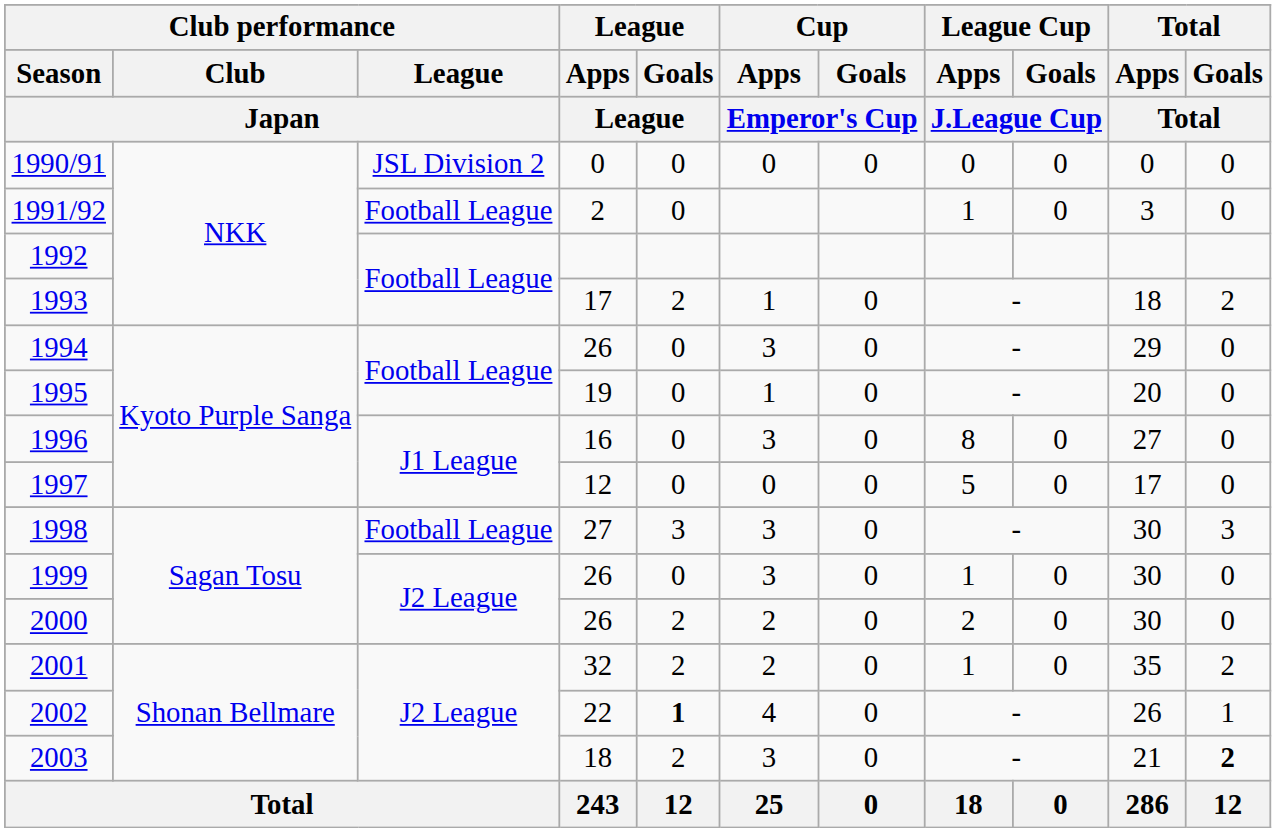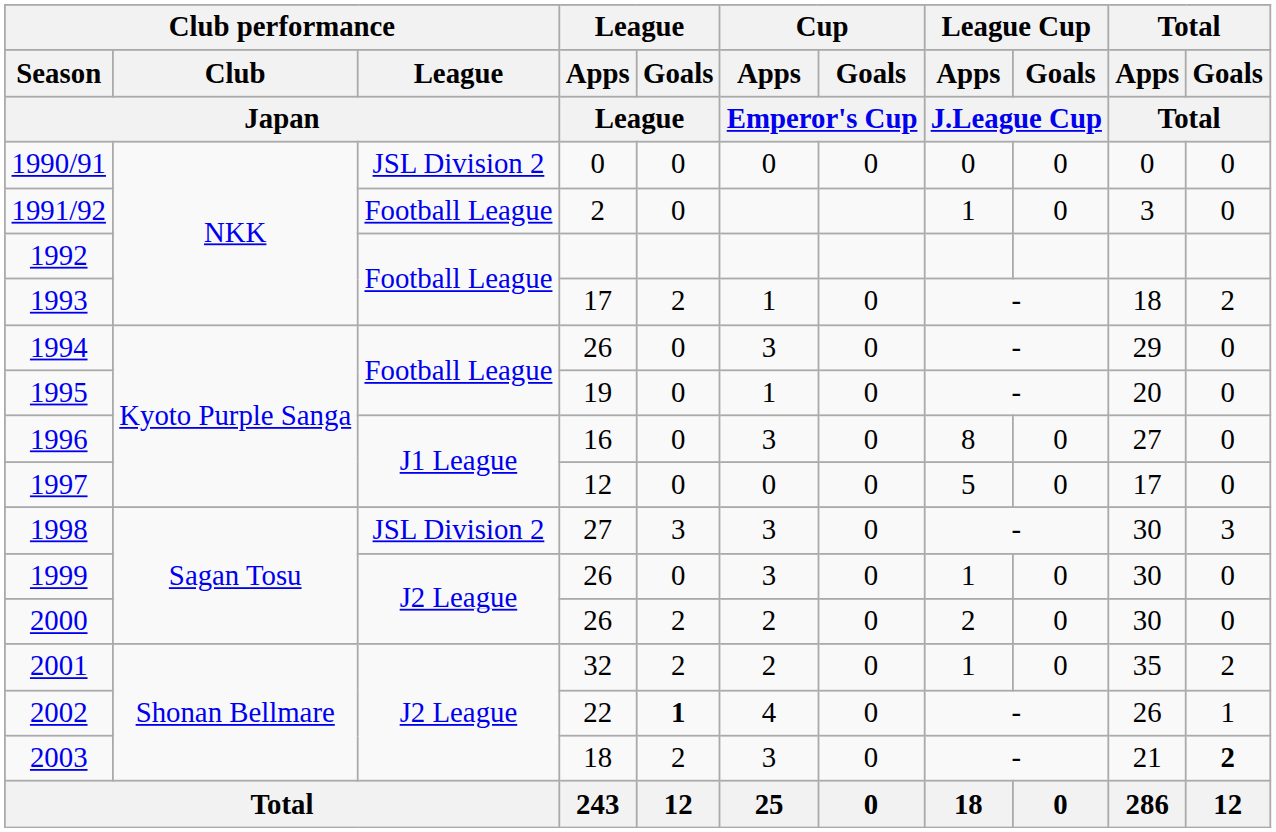(458, 529) Football League -> (458, 529) JSL Division 2
